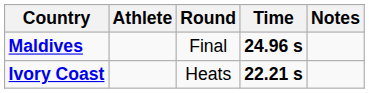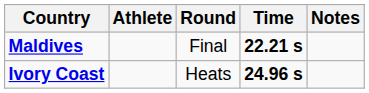(274, 46) 24.96 s -> (274, 46) 22.21 s
(274, 74) 22.21 s -> (274, 74) 24.96 s
